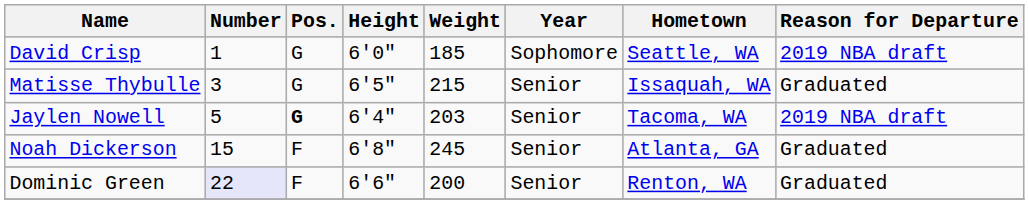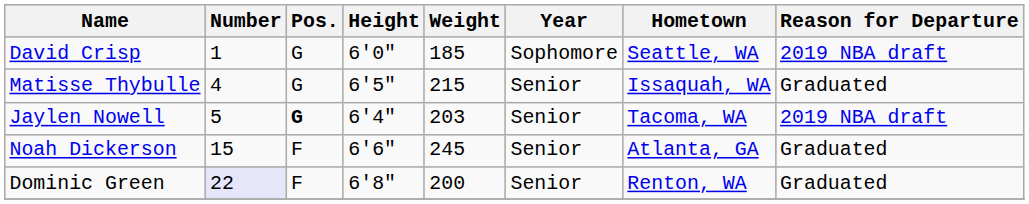(216, 86) 3 -> (216, 86) 4
(372, 151) 6'8" -> (372, 151) 6'6"
(372, 183) 6'6" -> (372, 183) 6'8"
